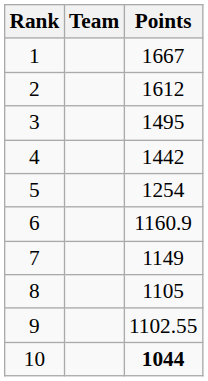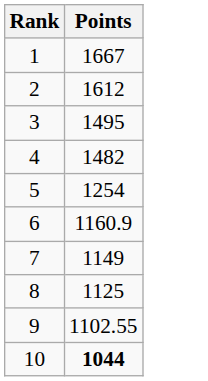- column: (94, 21)
(163, 156) 1442 -> (103, 156) 1482
(163, 291) 1105 -> (103, 291) 1125
